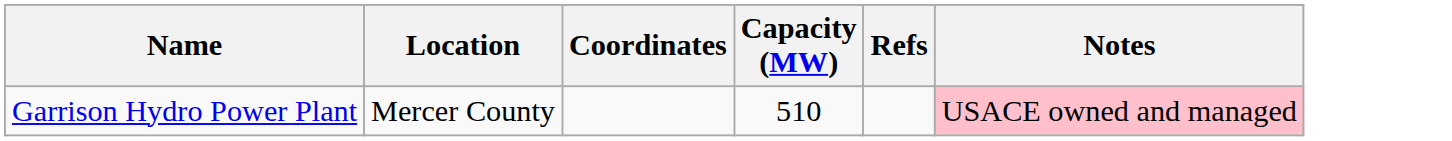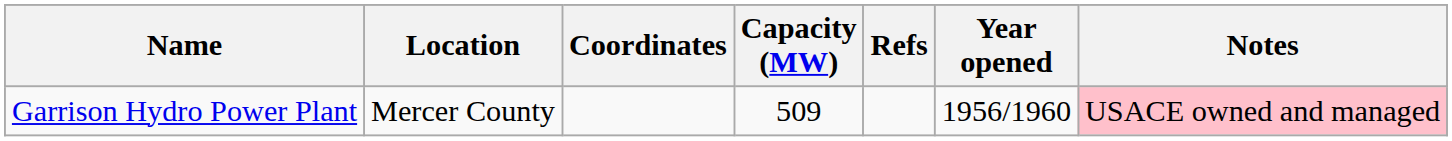+ column: (1006, 45)
(799, 110) 510 -> (799, 110) 509
